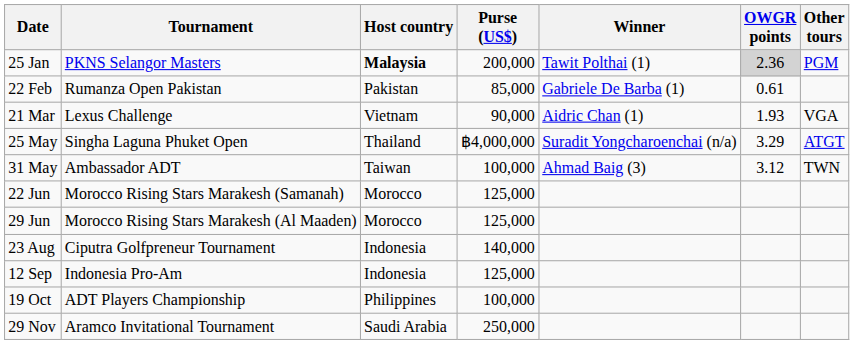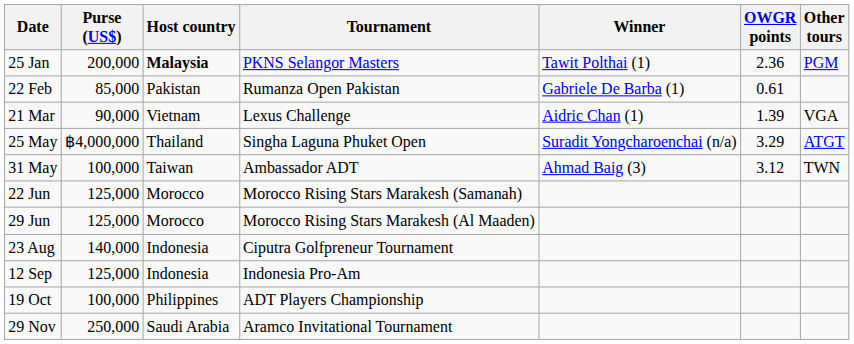columns swapped: (211, 27) <-> (498, 27)
(770, 63) lightgrey background -> (770, 63) no background
(770, 115) 1.93 -> (770, 115) 1.39
